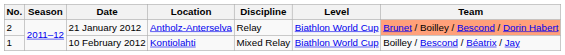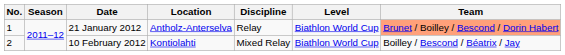(9, 27) 2 -> (9, 27) 1
(9, 43) 1 -> (9, 43) 2
